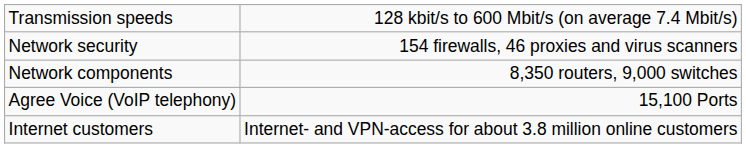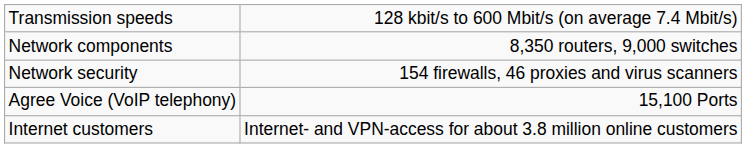rows swapped: (90, 73) <-> (73, 45)
